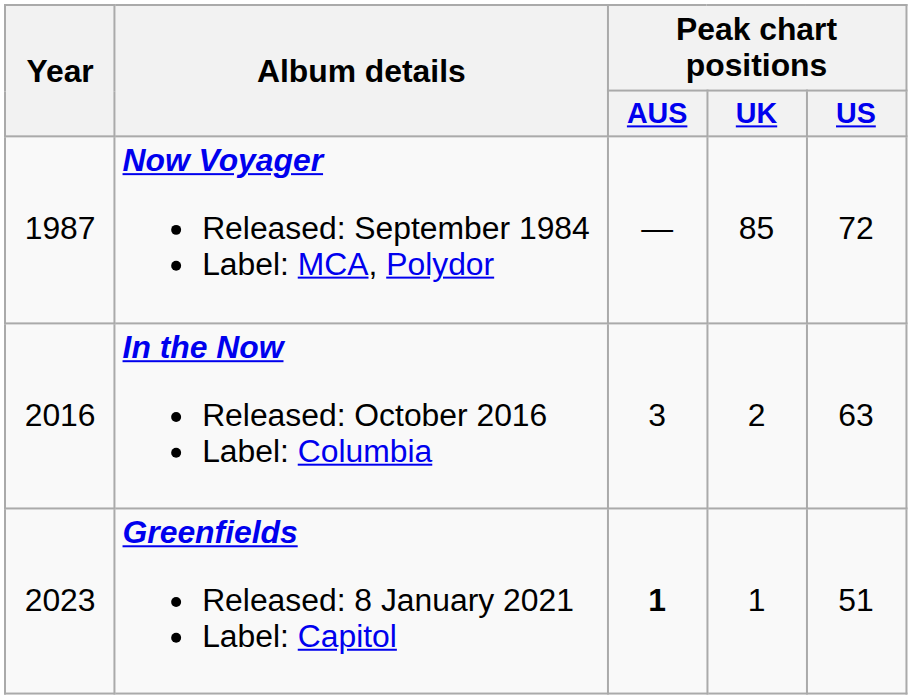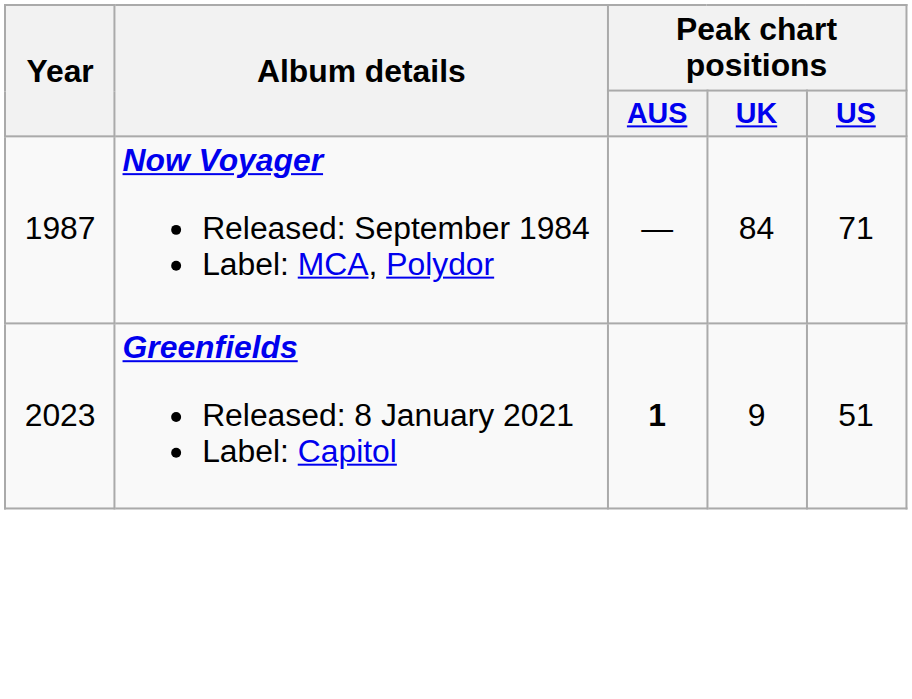(757, 228) 85 -> (757, 228) 84
(856, 228) 72 -> (856, 228) 71
- row: (361, 399)
(757, 600) 1 -> (757, 414) 9
